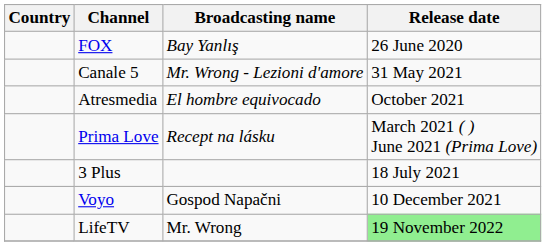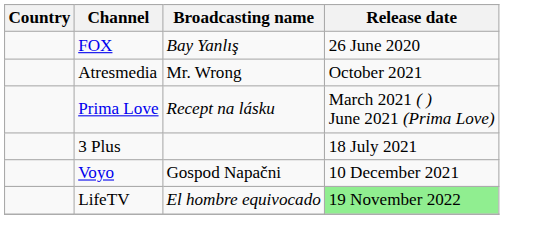- row: (108, 72)
(244, 99) El hombre equivocado -> (204, 72) Mr. Wrong
(204, 227) Mr. Wrong -> (244, 200) El hombre equivocado
